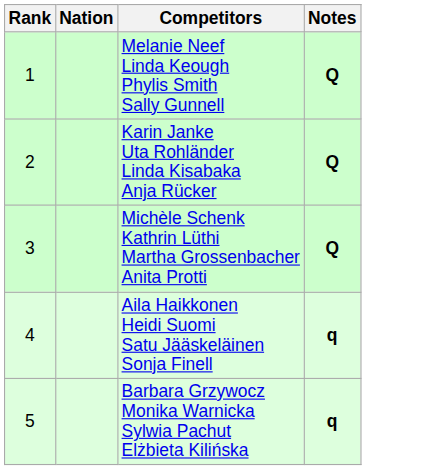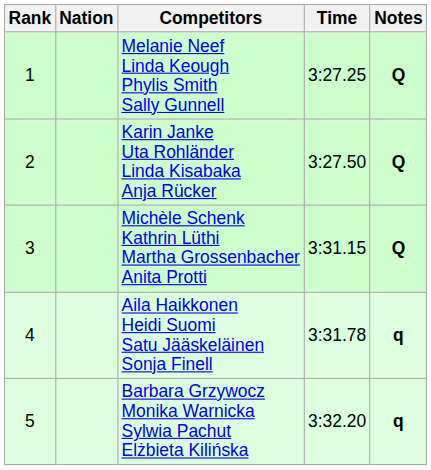+ column: (337, 18)
